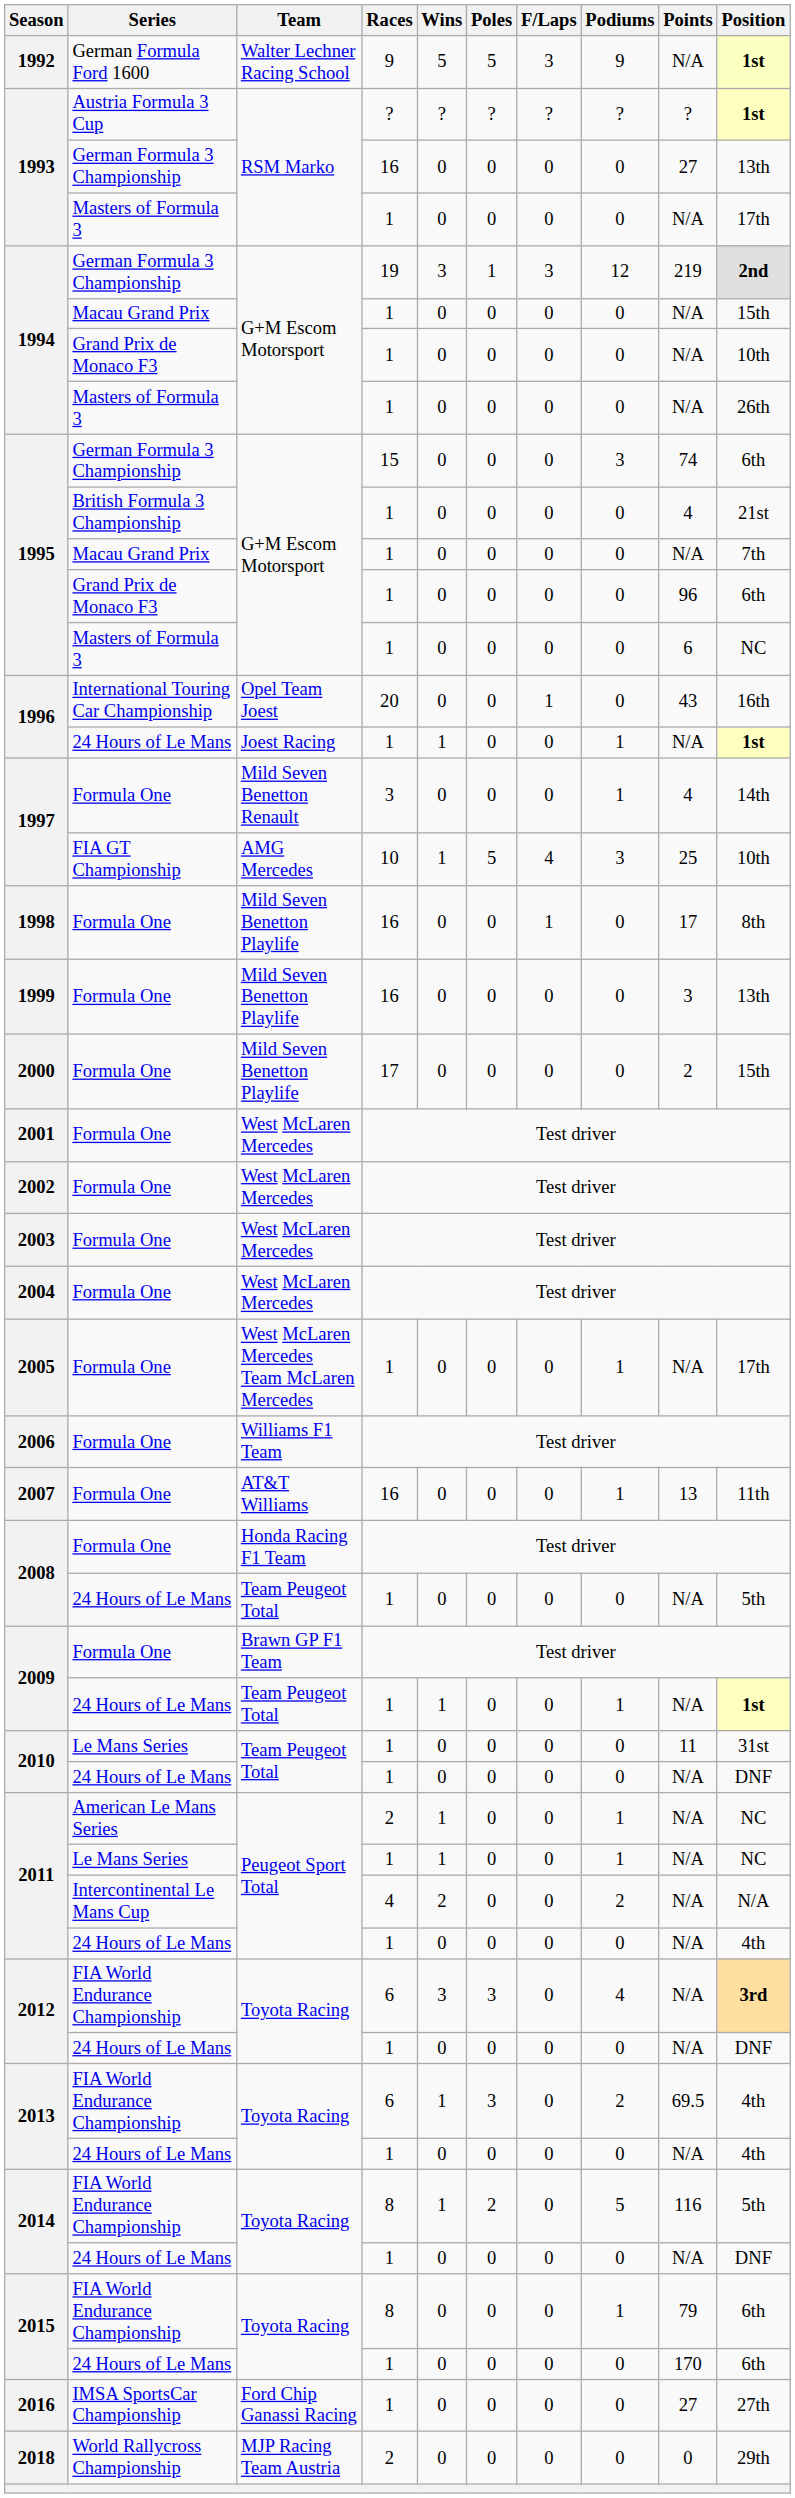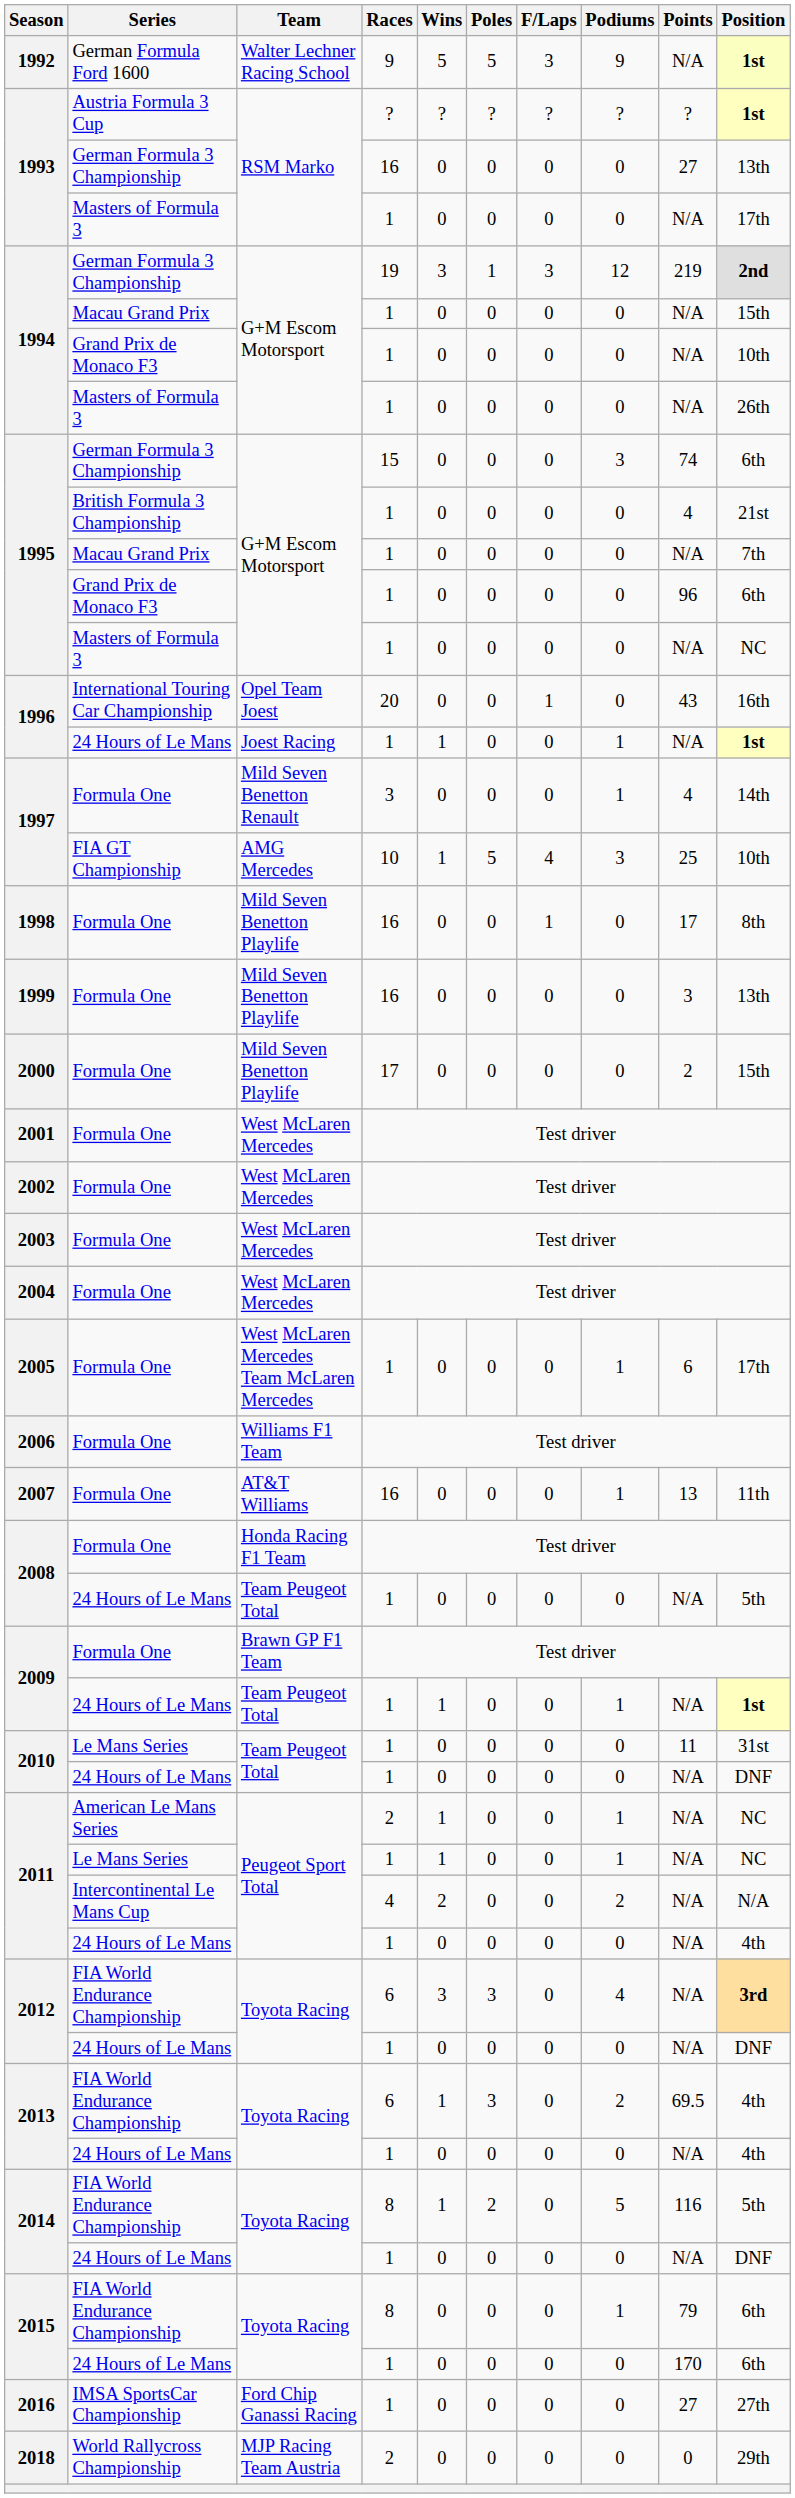(688, 648) 6 -> (688, 648) N/A
(688, 1367) N/A -> (688, 1367) 6
